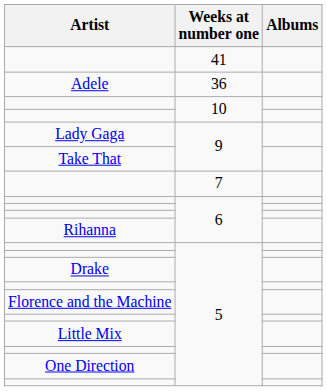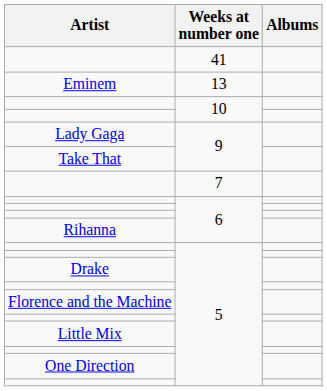- row: (90, 84)
+ row: (90, 84)
